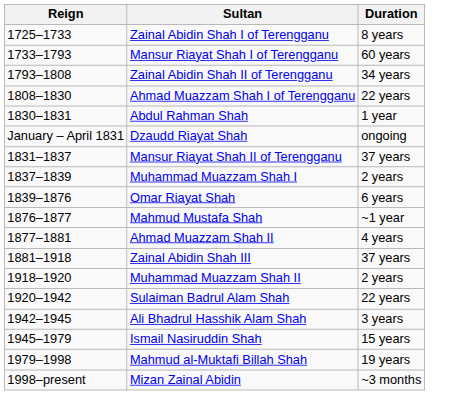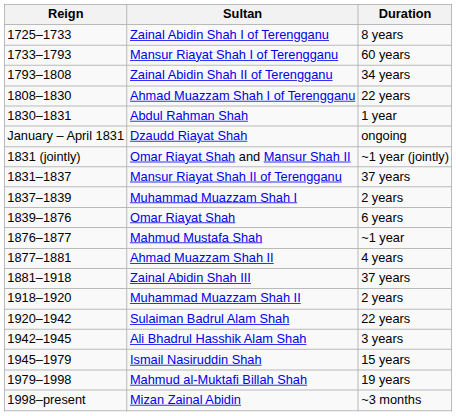+ row: (240, 156)
